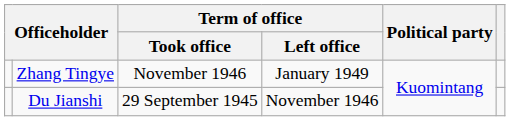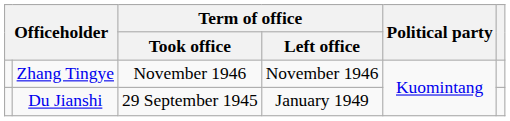(322, 73) January 1949 -> (322, 73) November 1946
(322, 101) November 1946 -> (322, 101) January 1949
